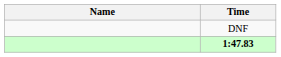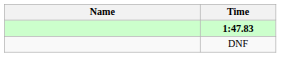rows swapped: (238, 44) <-> (238, 28)
